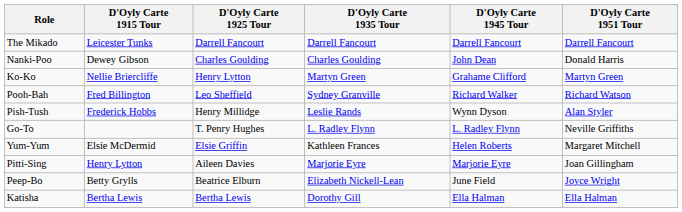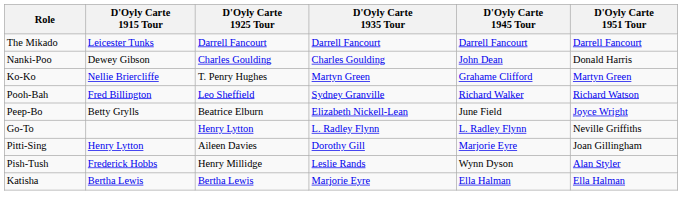(223, 77) Henry Lytton -> (232, 77) T. Penry Hughes
rows swapped: (28, 112) <-> (25, 181)
(230, 129) T. Penry Hughes -> (226, 129) Henry Lytton
- row: (28, 147)
(336, 164) Marjorie Eyre -> (338, 147) Dorothy Gill
(334, 198) Dorothy Gill -> (341, 181) Marjorie Eyre
